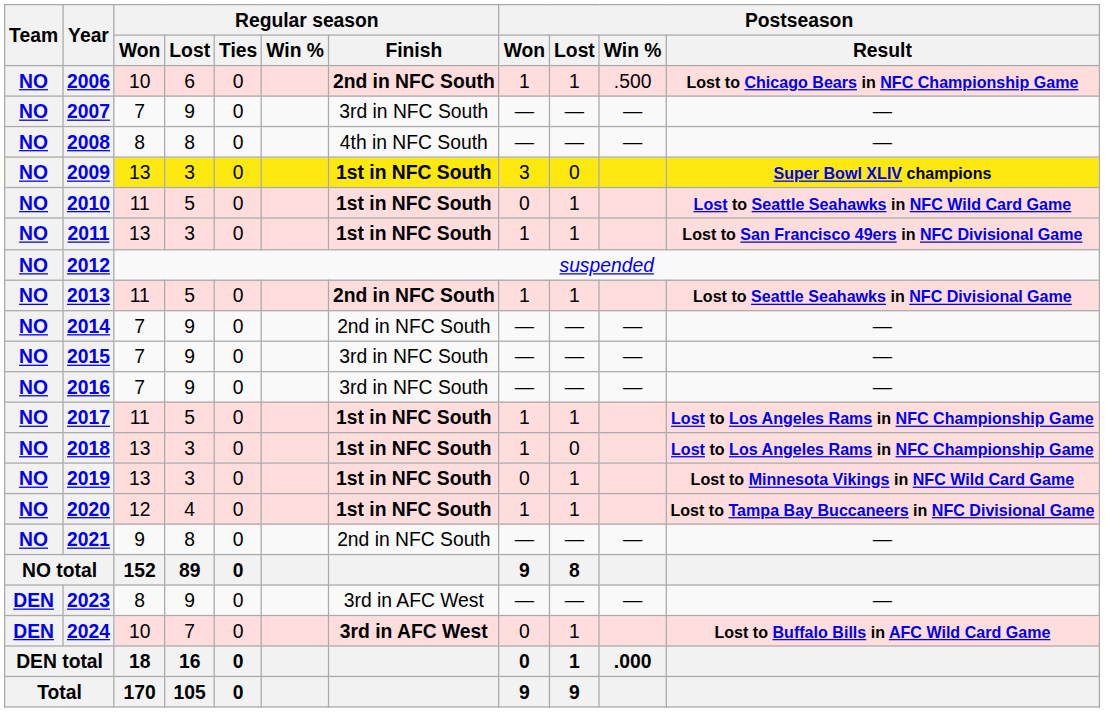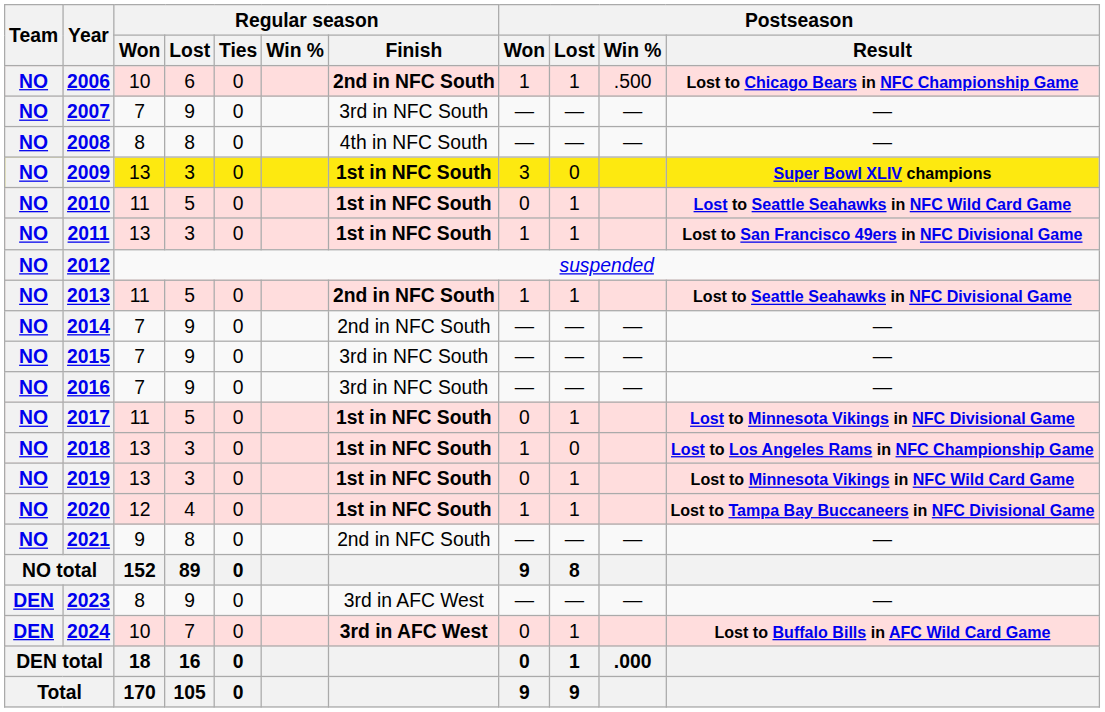(524, 417) 1 -> (524, 417) 0
(882, 419) Lost to Los Angeles Rams in NFC Championship Game -> (882, 419) Lost to Minnesota Vikings in NFC Divisional Game
